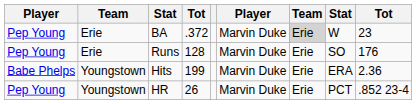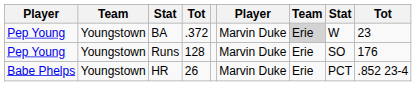(91, 33) Erie -> (113, 33) Youngstown
(91, 52) Erie -> (113, 52) Youngstown
- row: (162, 71)
(36, 90) Pep Young -> (41, 71) Babe Phelps
